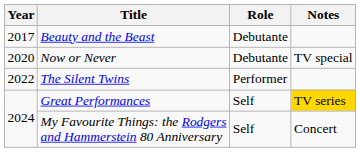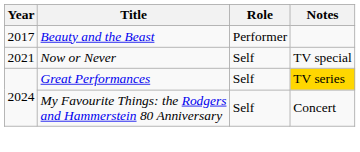(260, 36) Debutante -> (260, 36) Performer
(21, 57) 2020 -> (21, 57) 2021
(260, 57) Debutante -> (244, 57) Self
- row: (85, 79)
